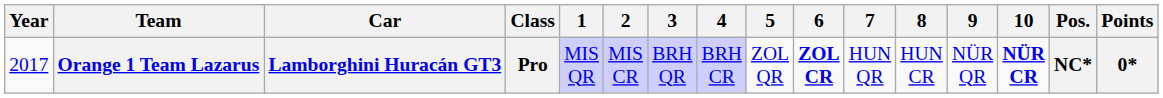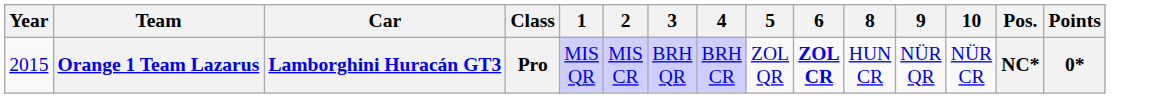- column: (870, 21)
(29, 64) 2017 -> (29, 64) 2015
(1024, 64) bold -> (972, 64) normal
